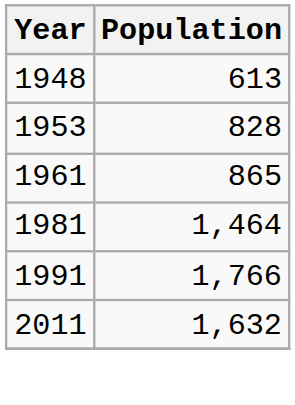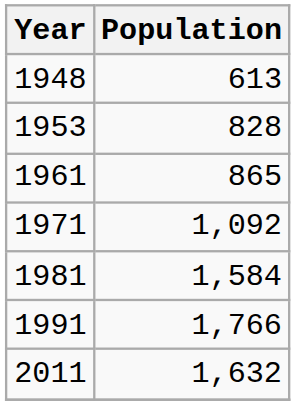+ row: (50, 227)
(237, 227) 1,464 -> (237, 276) 1,584
